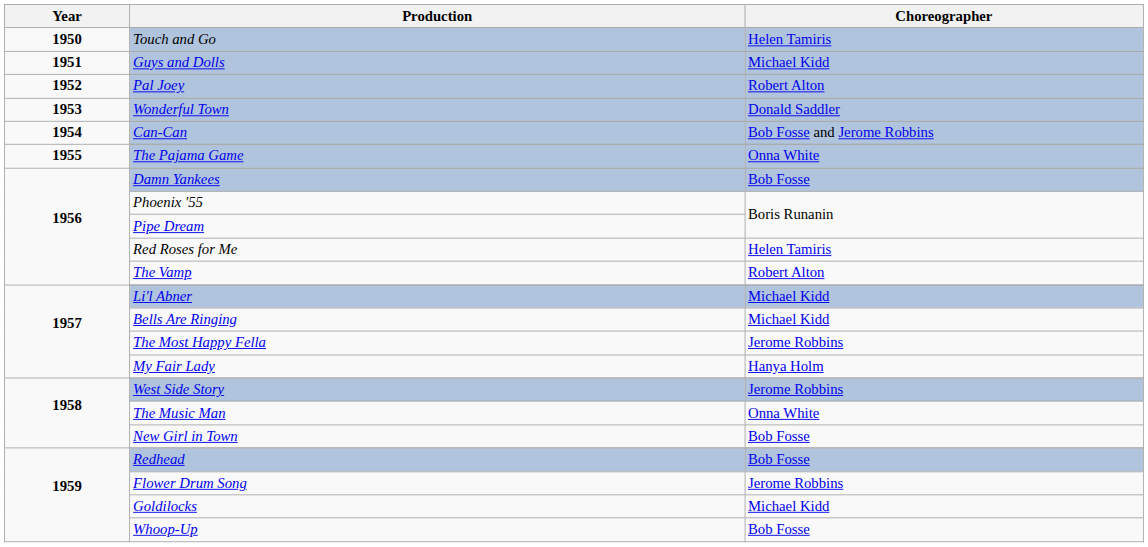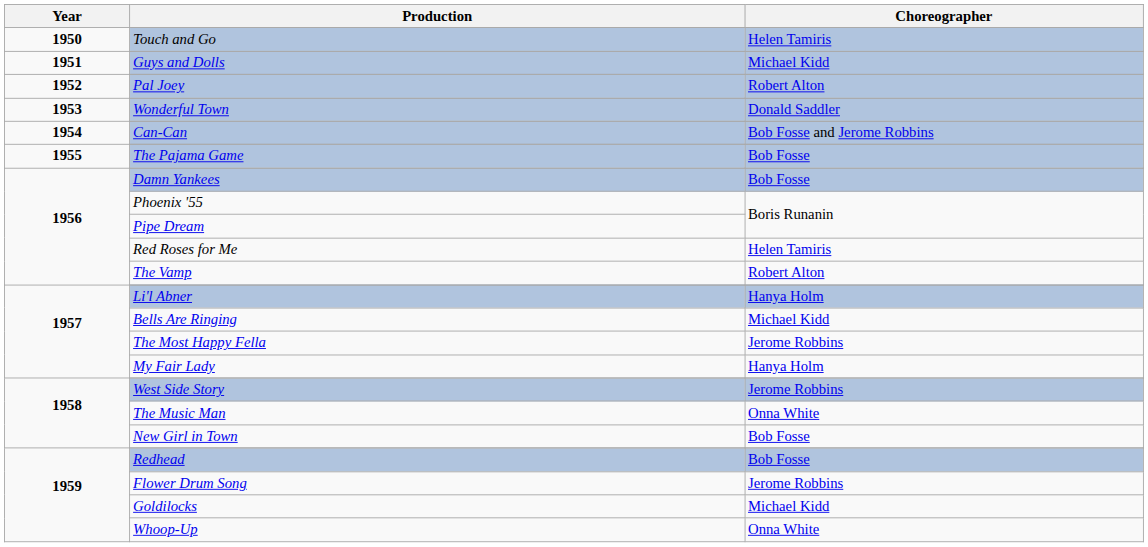(784, 156) Onna White -> (779, 156) Bob Fosse
(789, 296) Michael Kidd -> (786, 296) Hanya Holm
(779, 529) Bob Fosse -> (784, 529) Onna White
